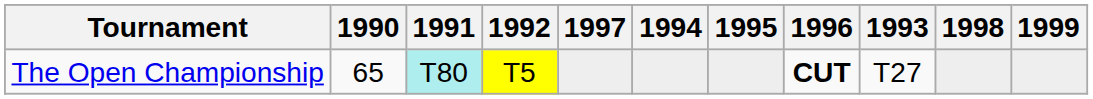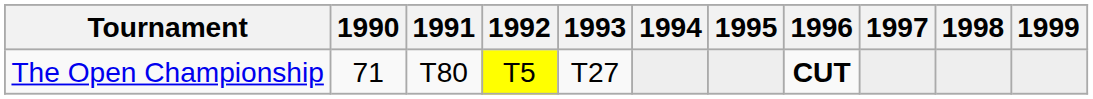columns swapped: (897, 27) <-> (595, 27)
(368, 72) 65 -> (368, 72) 71
(444, 72) paleturquoise background -> (444, 72) no background
